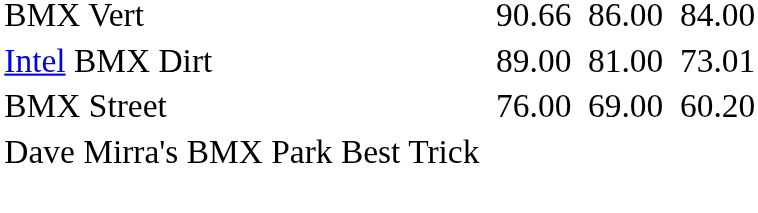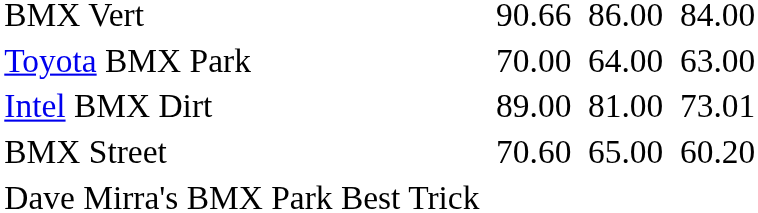+ row: (128, 60)
(534, 106) 76.00 -> (534, 152) 70.60
(626, 106) 69.00 -> (626, 152) 65.00
